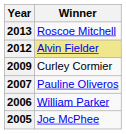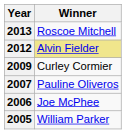(73, 102) William Parker -> (68, 102) Joe McPhee
(68, 119) Joe McPhee -> (73, 119) William Parker
